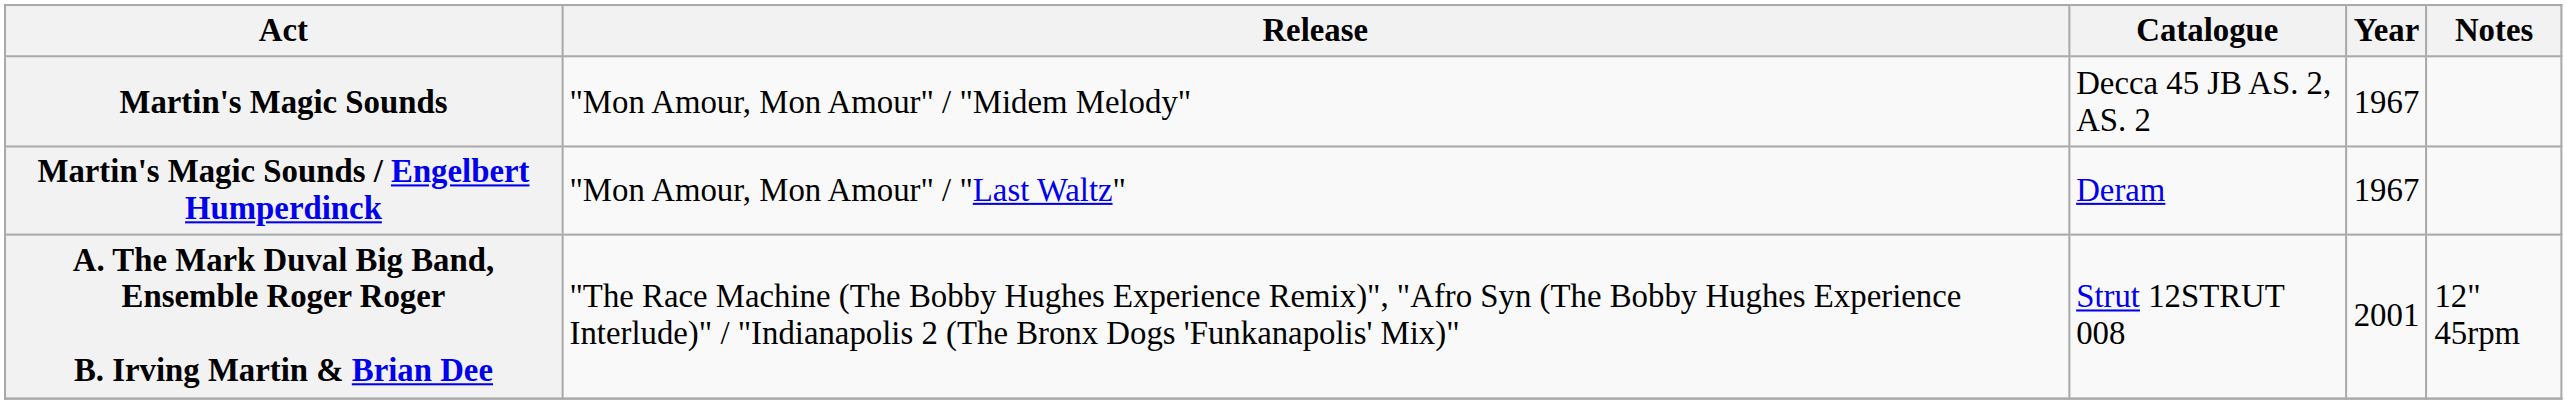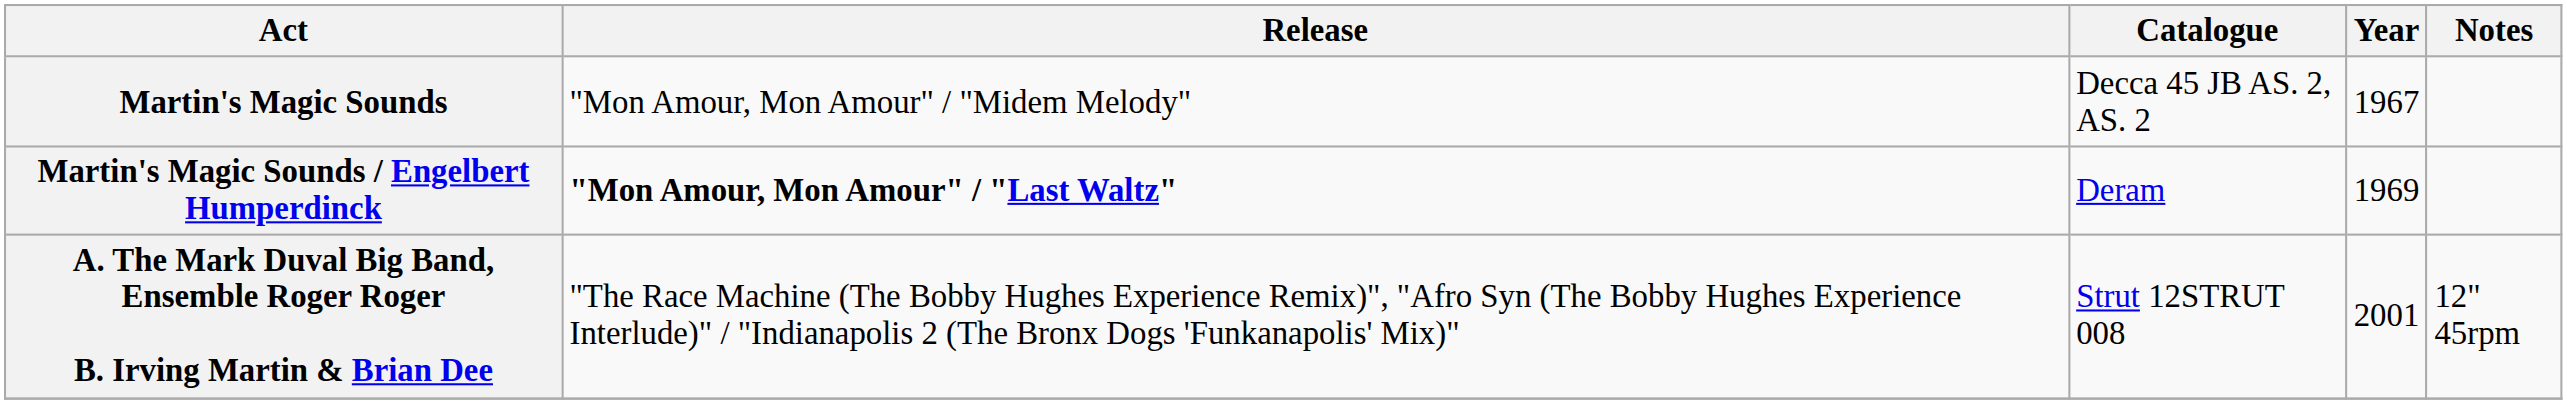(848, 189) normal -> (873, 189) bold
(2386, 189) 1967 -> (2386, 189) 1969
